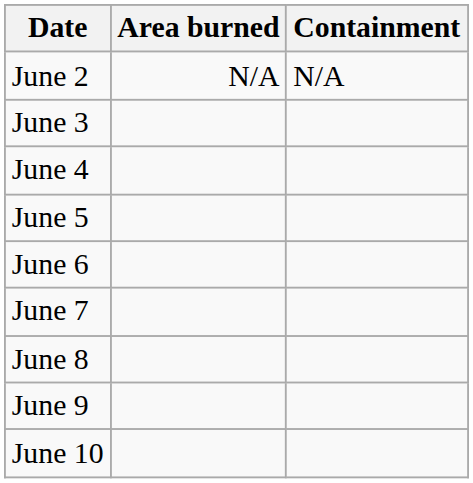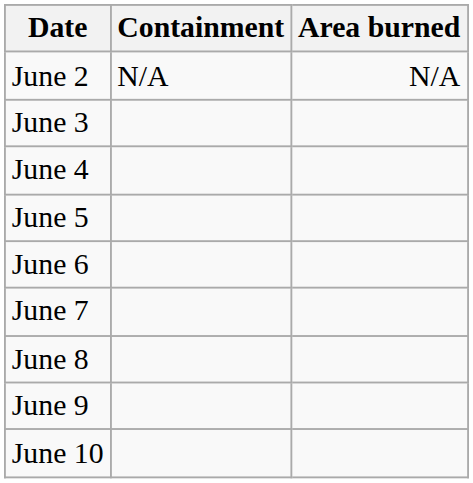columns swapped: (198, 28) <-> (377, 28)
